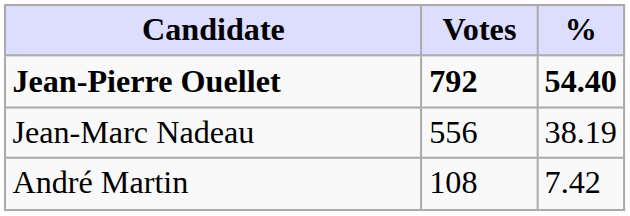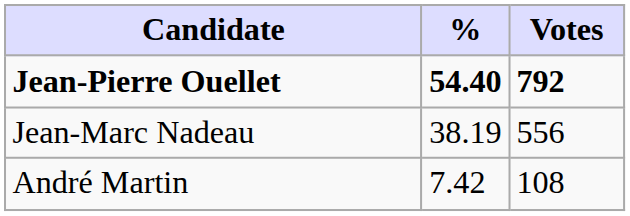columns swapped: (479, 30) <-> (581, 30)
